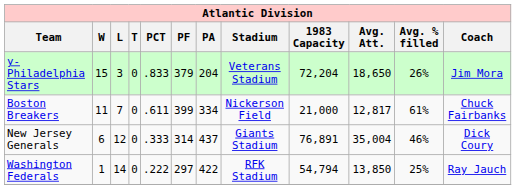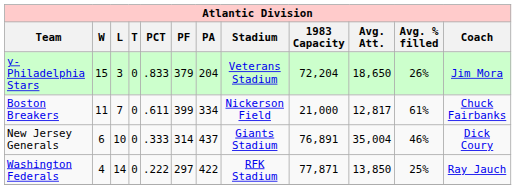(120, 140) 12 -> (120, 140) 10
(102, 170) 1 -> (102, 170) 4
(319, 170) 54,794 -> (319, 170) 77,871
